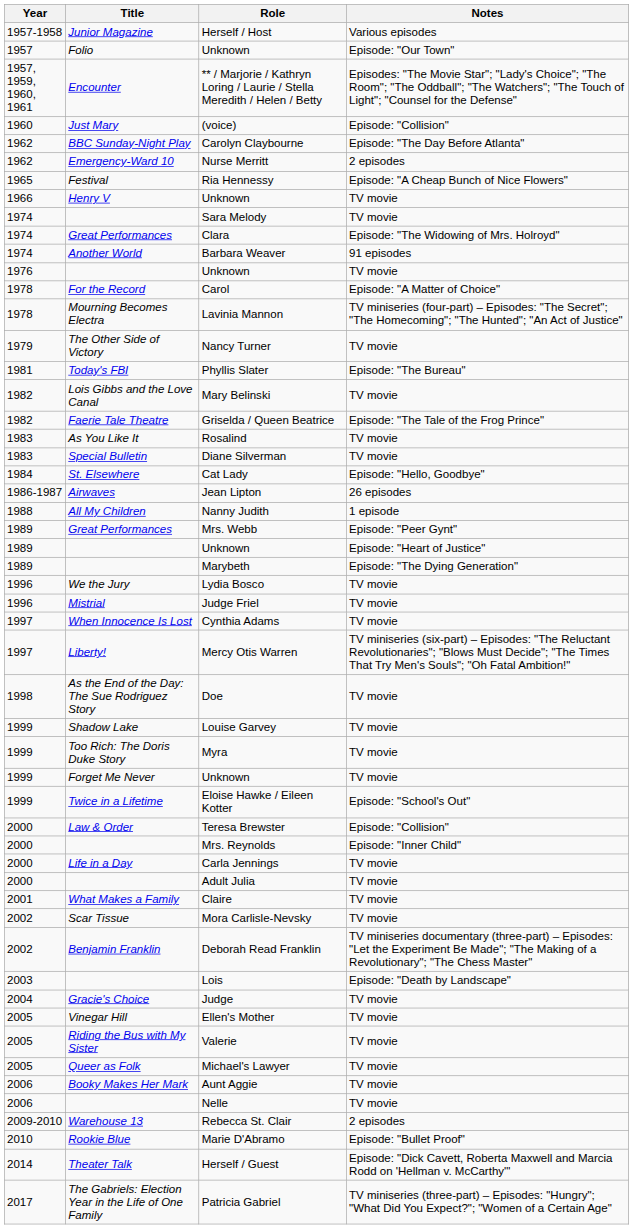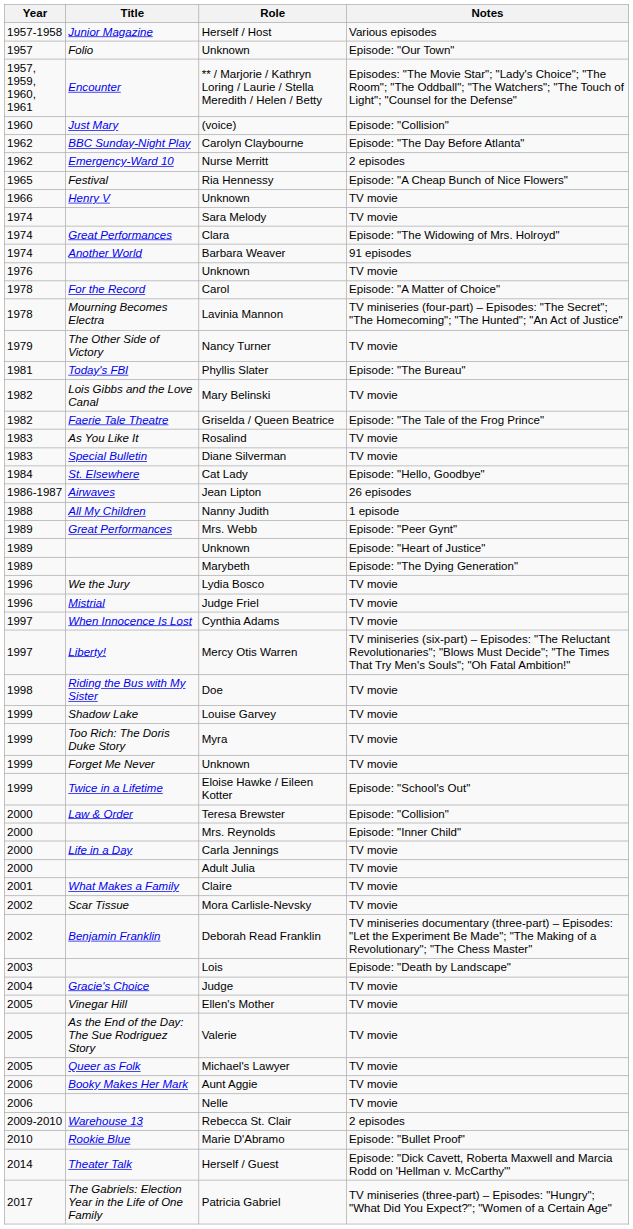(126, 696) As the End of the Day: The Sue Rodriguez Story -> (127, 690) Riding the Bus with My Sister
(127, 1041) Riding the Bus with My Sister -> (126, 1035) As the End of the Day: The Sue Rodriguez Story
